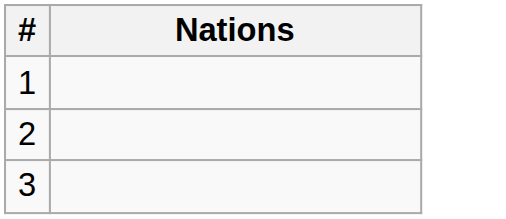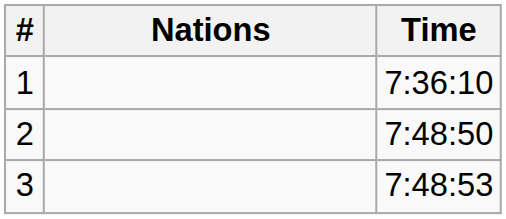+ column: (439, 30)
